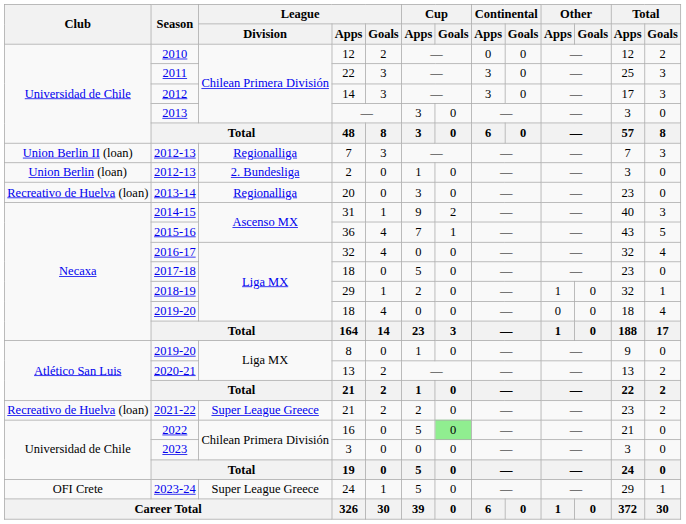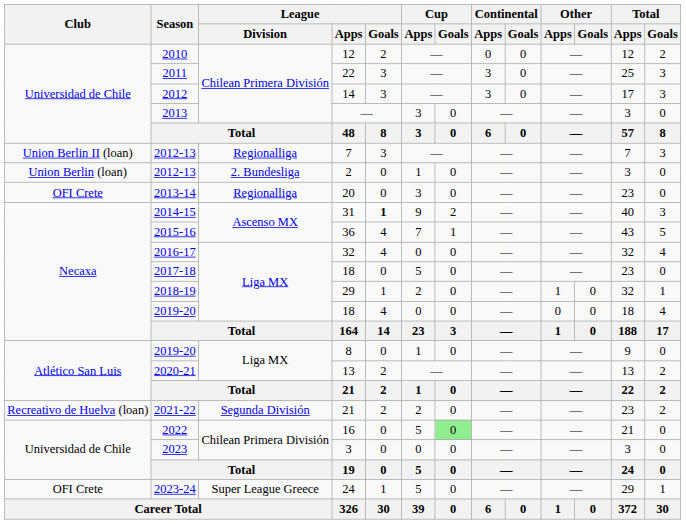(78, 192) Recreativo de Huelva (loan) -> (78, 192) OFI Crete
(383, 212) normal -> (383, 212) bold
(265, 410) Super League Greece -> (265, 410) Segunda División
